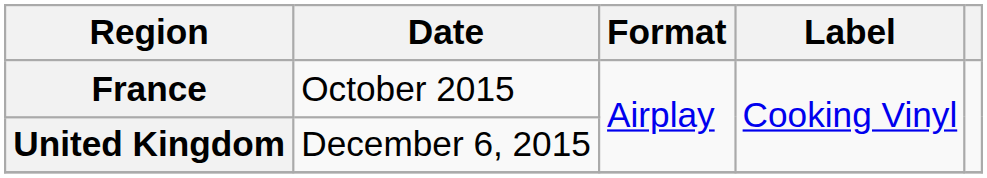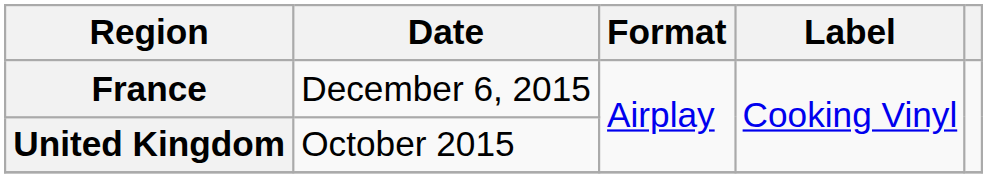(408, 88) October 2015 -> (446, 88) December 6, 2015
(446, 144) December 6, 2015 -> (408, 144) October 2015
